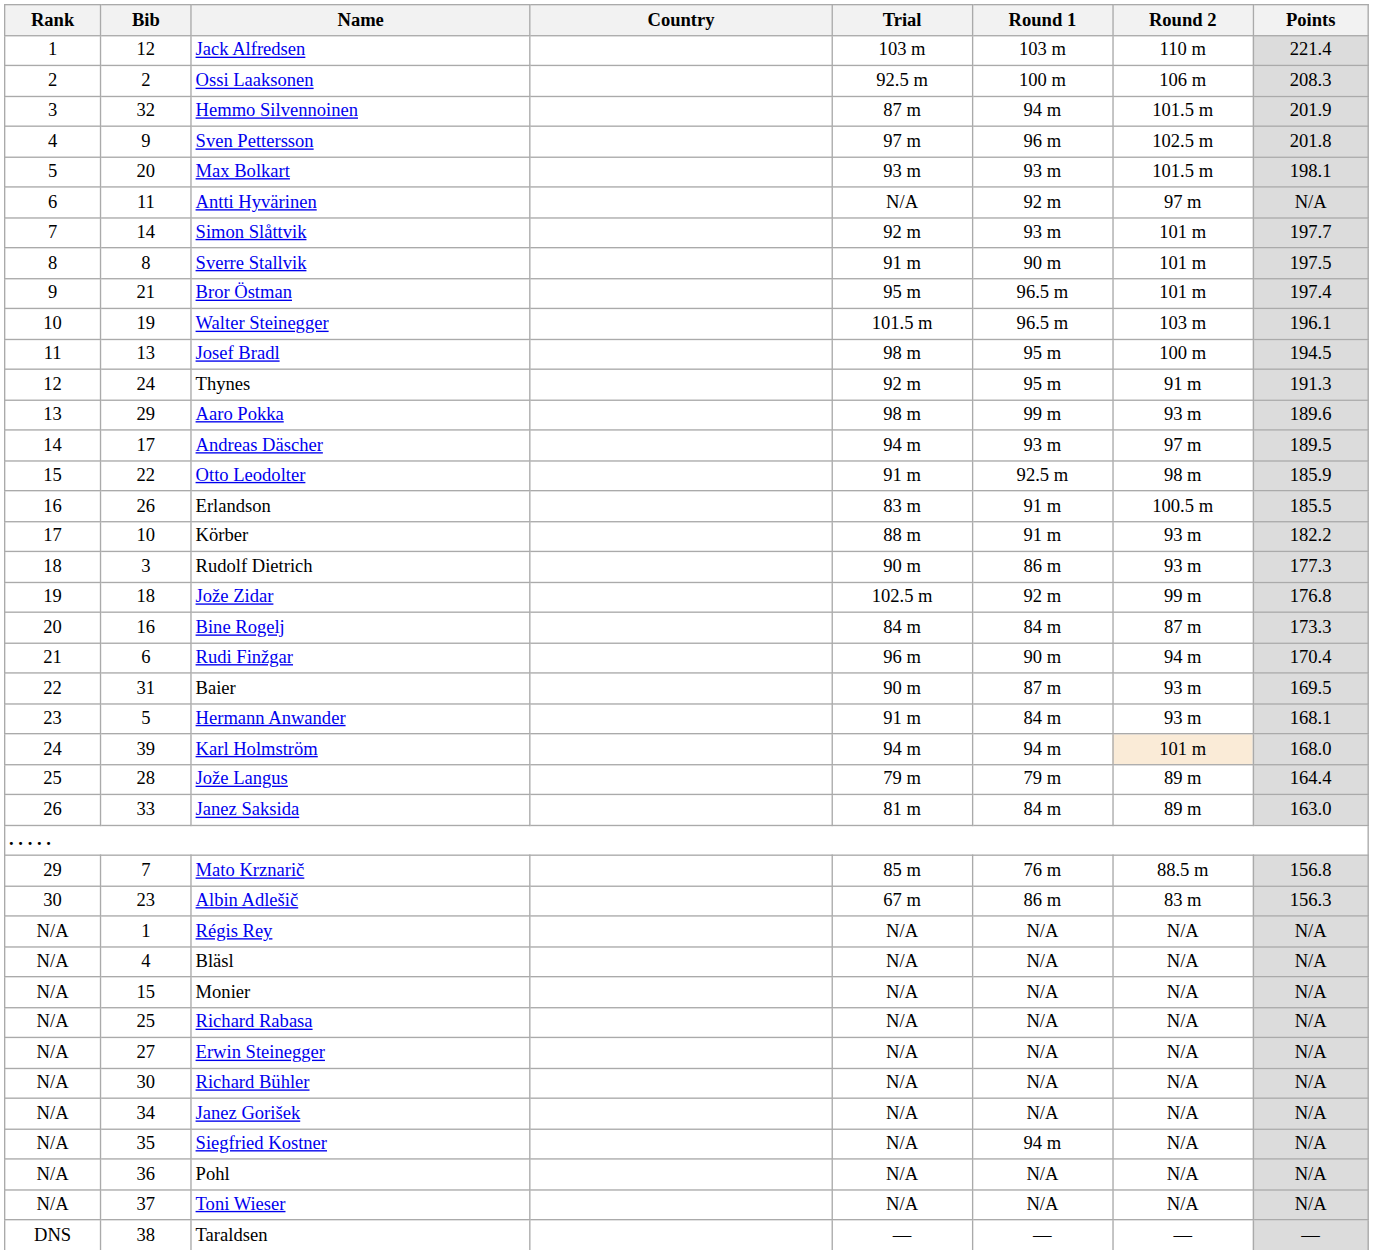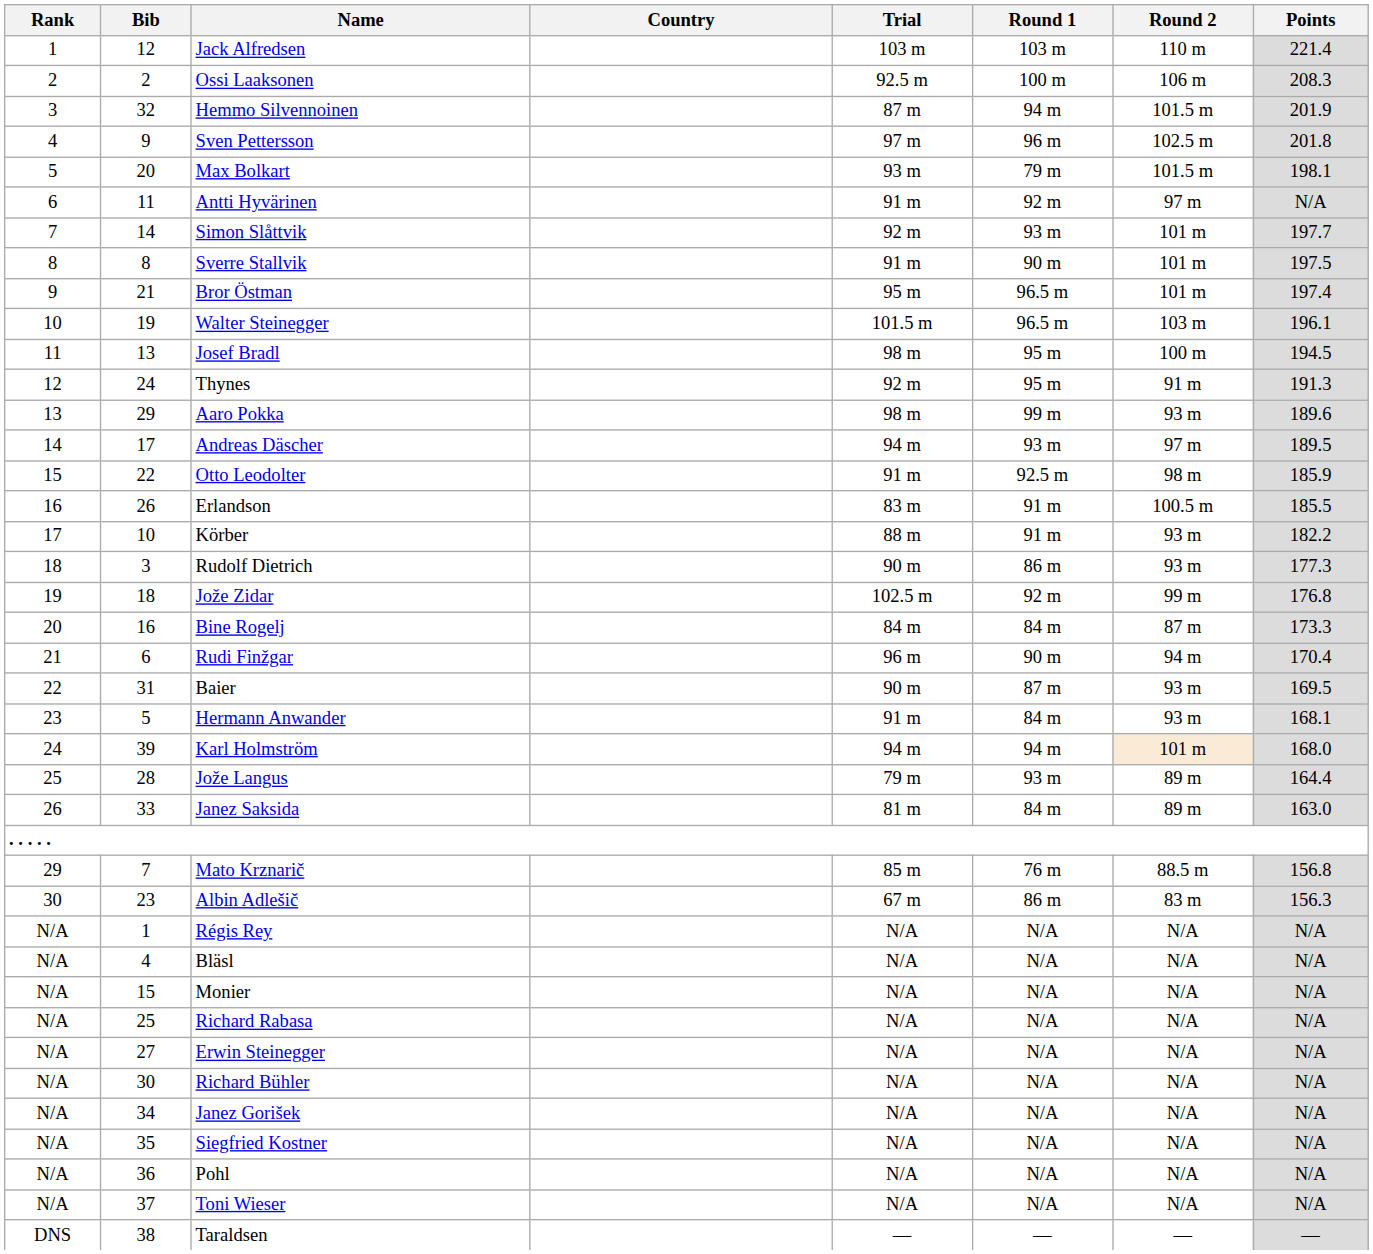(1042, 171) 93 m -> (1042, 171) 79 m
(902, 201) N/A -> (902, 201) 91 m
(1042, 778) 79 m -> (1042, 778) 93 m
(1042, 1143) 94 m -> (1042, 1143) N/A
